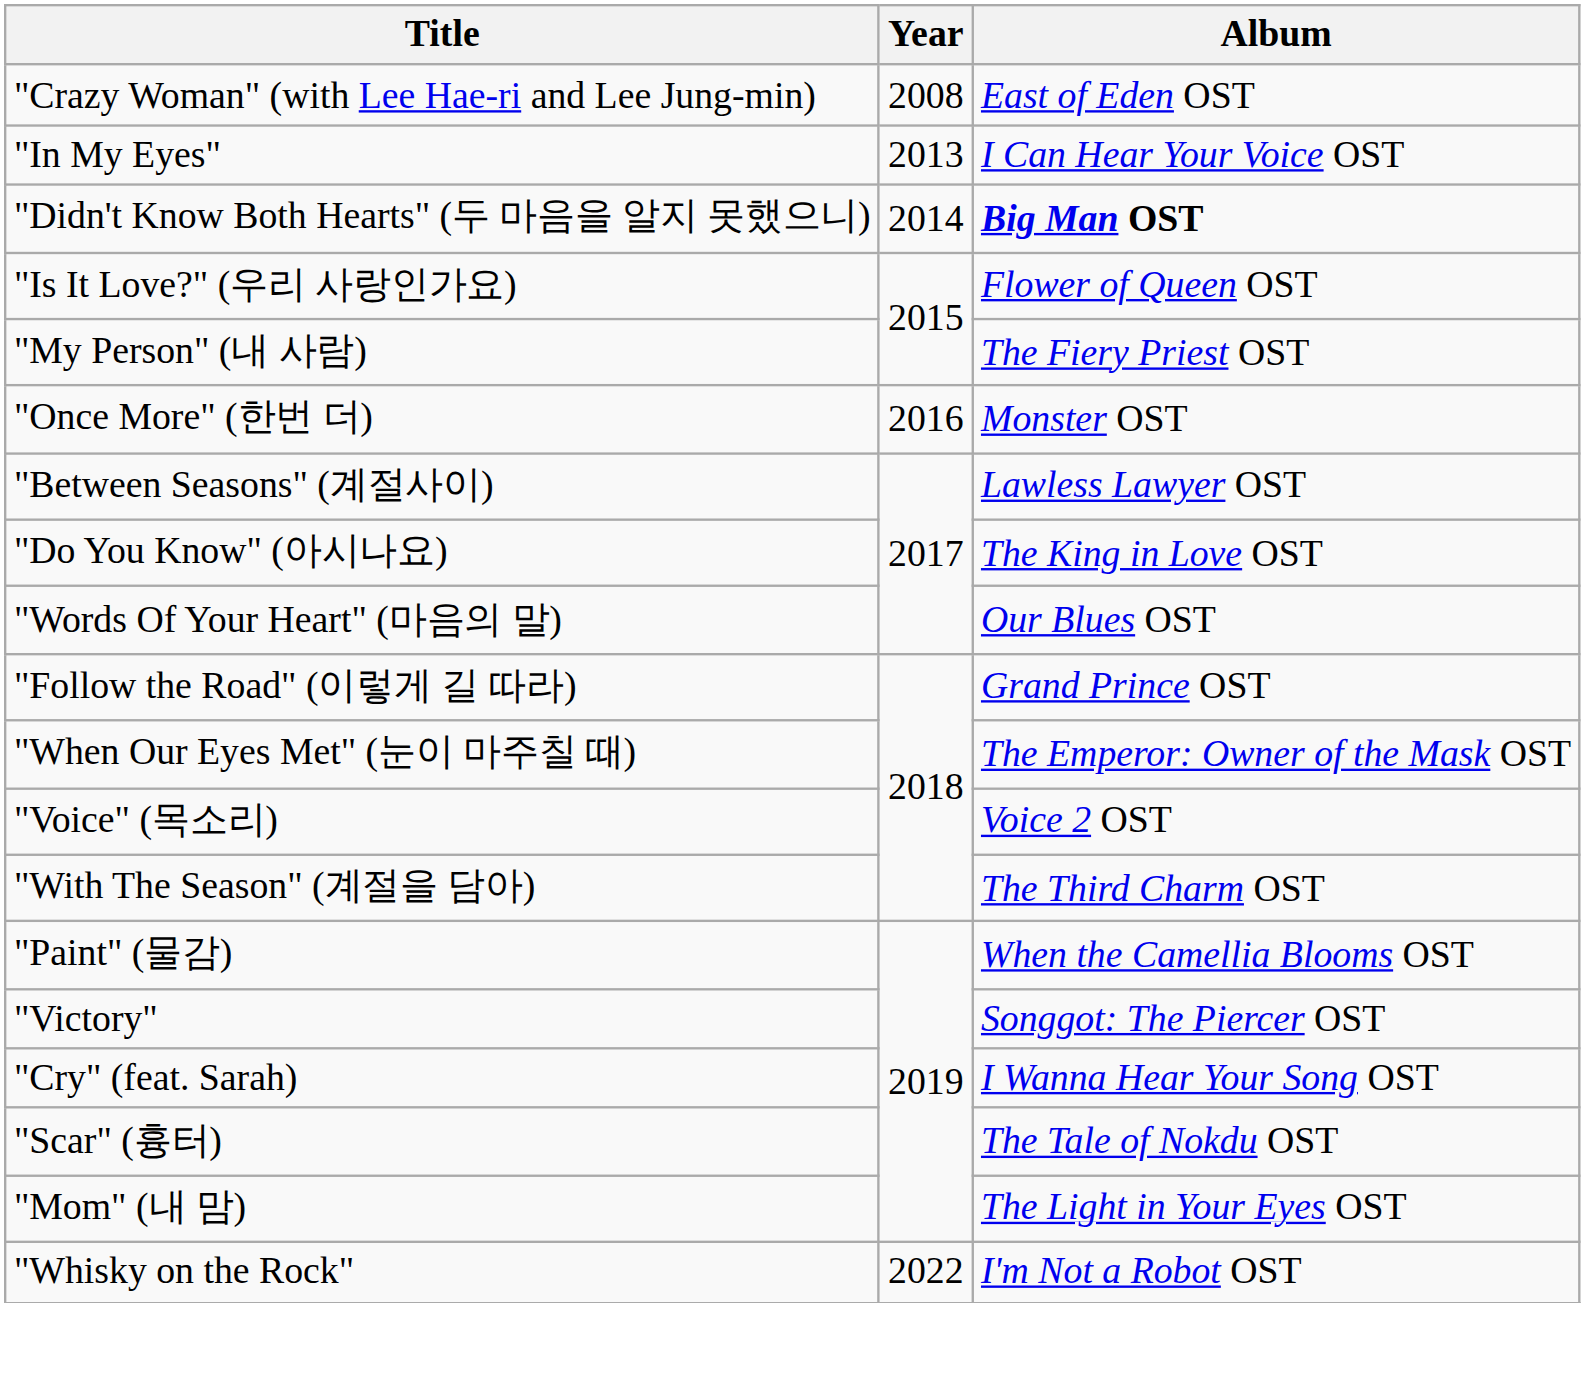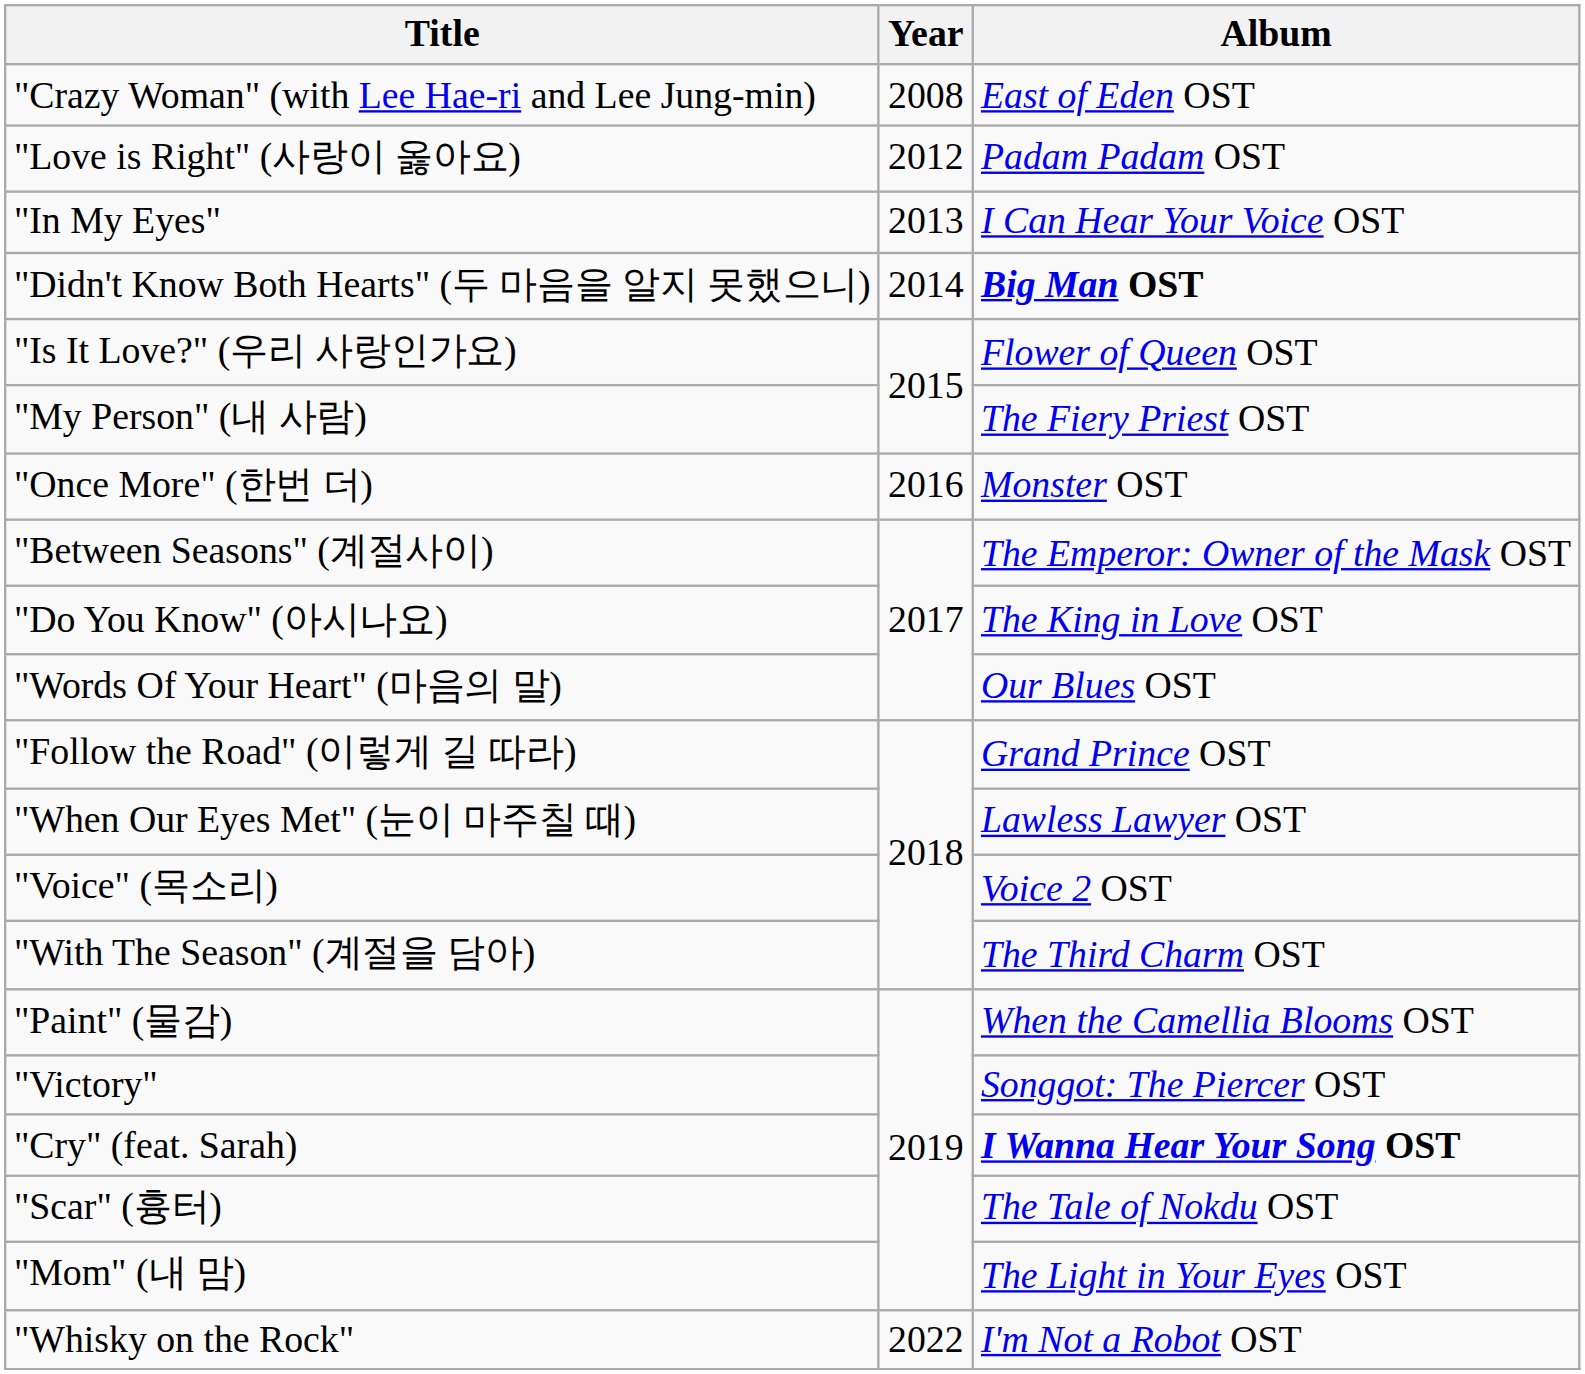+ row: (267, 156)
(1144, 485) Lawless Lawyer OST -> (1276, 552) The Emperor: Owner of the Mask OST
(1276, 753) The Emperor: Owner of the Mask OST -> (1144, 820) Lawless Lawyer OST
(1210, 1077) normal -> (1221, 1144) bold
